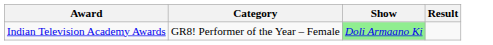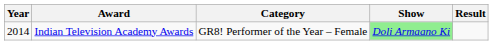+ column: (18, 13)
